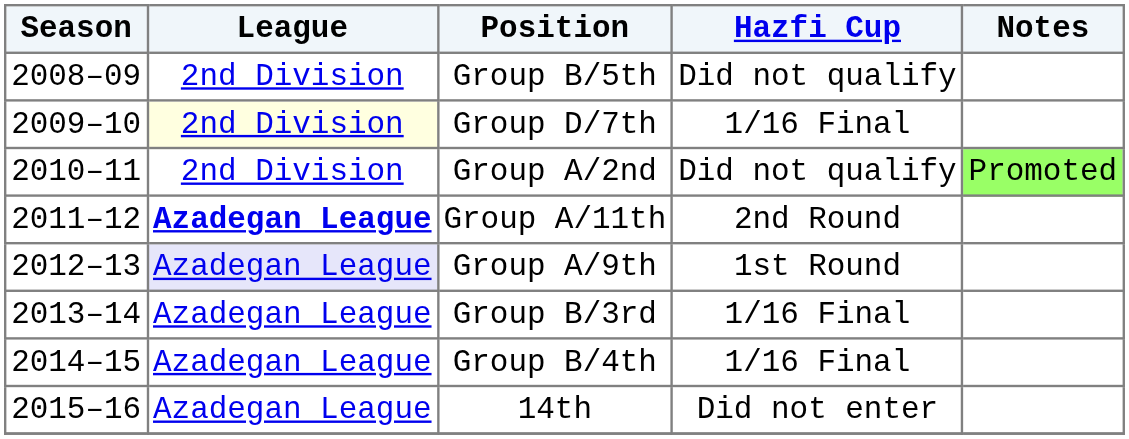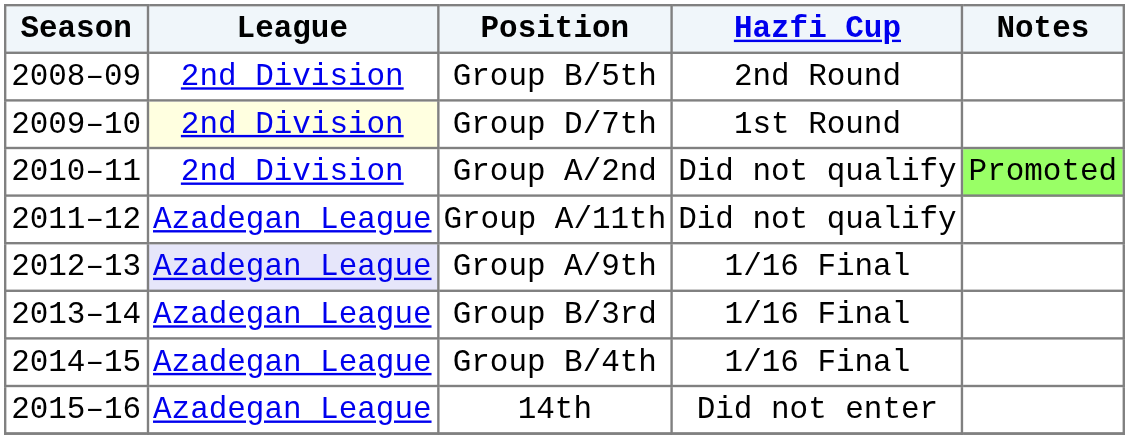(817, 77) Did not qualify -> (817, 77) 2nd Round
(817, 124) 1/16 Final -> (817, 124) 1st Round
(292, 219) bold -> (292, 219) normal
(817, 219) 2nd Round -> (817, 219) Did not qualify
(817, 267) 1st Round -> (817, 267) 1/16 Final
